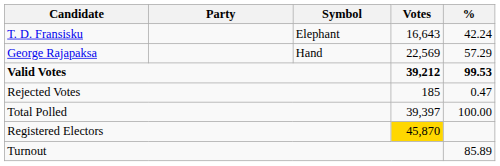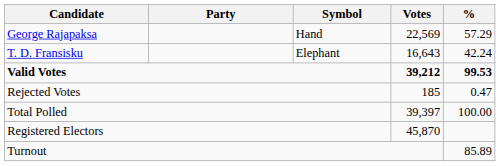rows swapped: (52, 53) <-> (45, 33)
(423, 131) gold background -> (423, 131) no background
